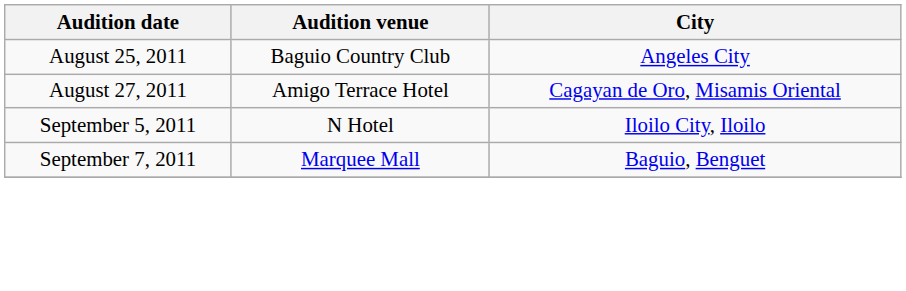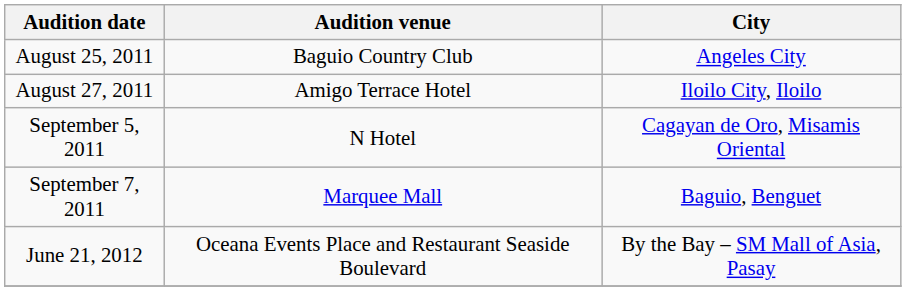(695, 90) Cagayan de Oro, Misamis Oriental -> (751, 90) Iloilo City, Iloilo
(695, 125) Iloilo City, Iloilo -> (751, 137) Cagayan de Oro, Misamis Oriental
+ row: (84, 255)
